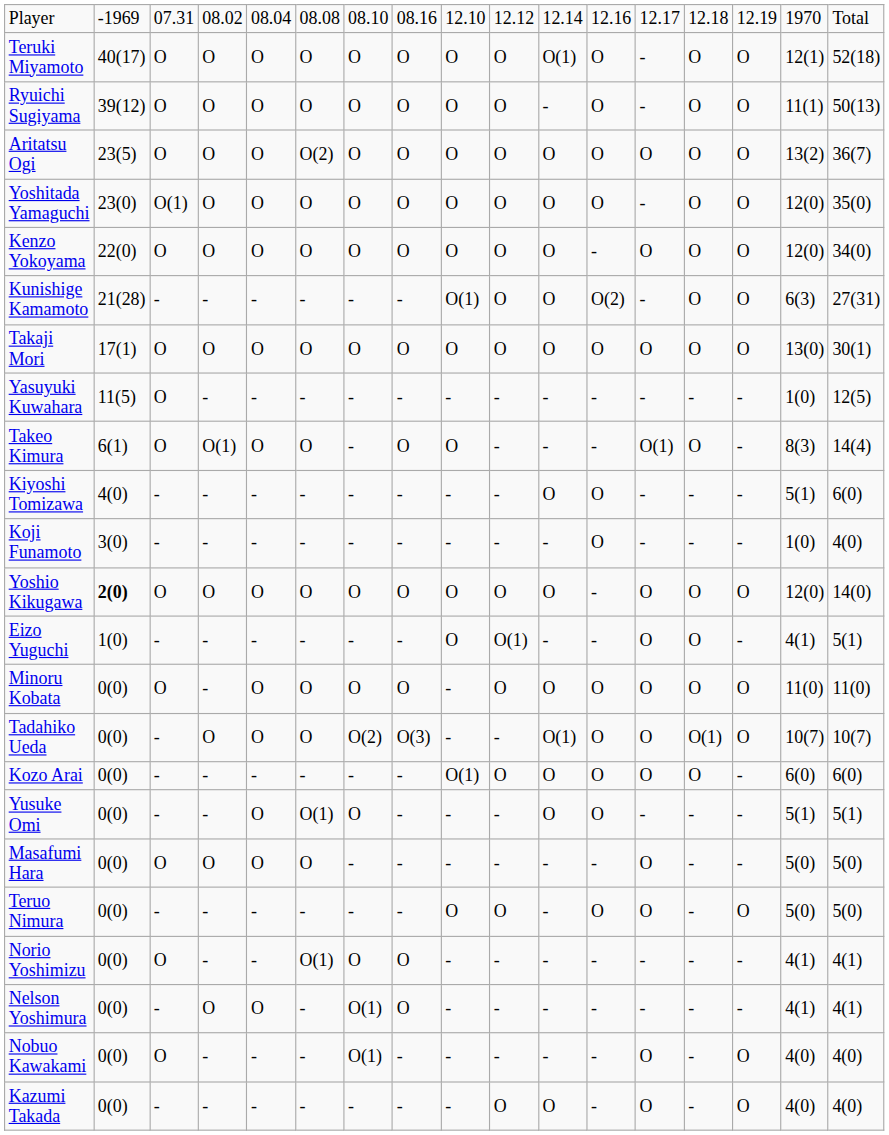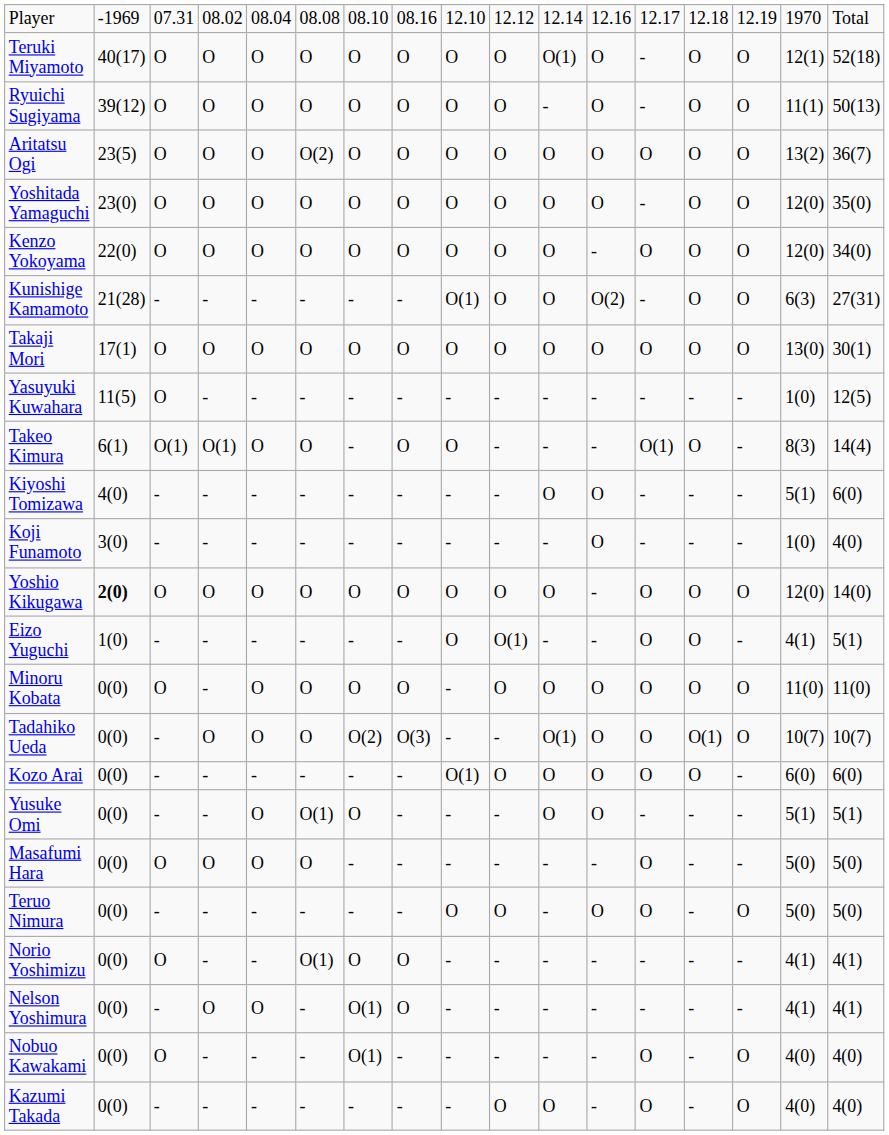(171, 202) O(1) -> (160, 202) O
(160, 445) O -> (171, 445) O(1)
